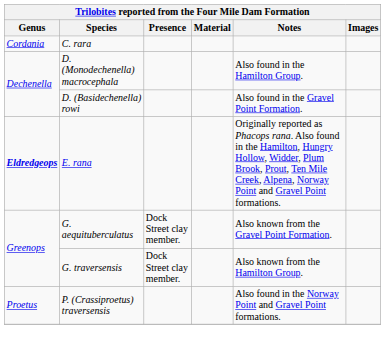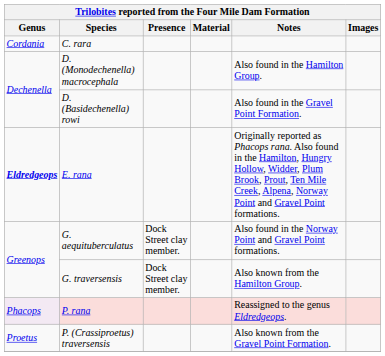(284, 229) Also known from the Gravel Point Formation. -> (286, 240) Also found in the Norway Point and Gravel Point formations.
+ row: (76, 311)
(287, 305) Also found in the Norway Point and Gravel Point formations. -> (283, 338) Also known from the Gravel Point Formation.
